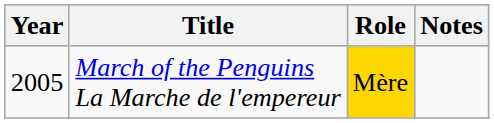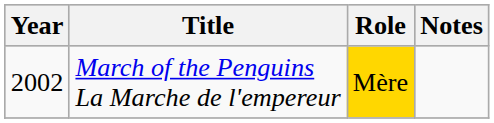(37, 81) 2005 -> (37, 81) 2002
